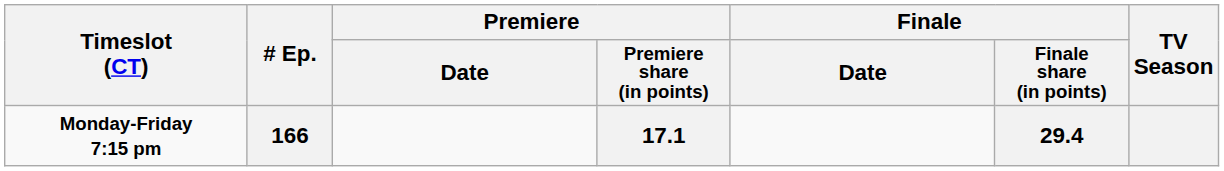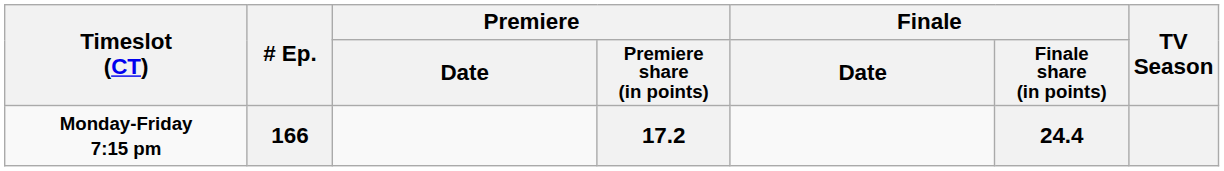(664, 135) 17.1 -> (664, 135) 17.2
(1062, 135) 29.4 -> (1062, 135) 24.4
